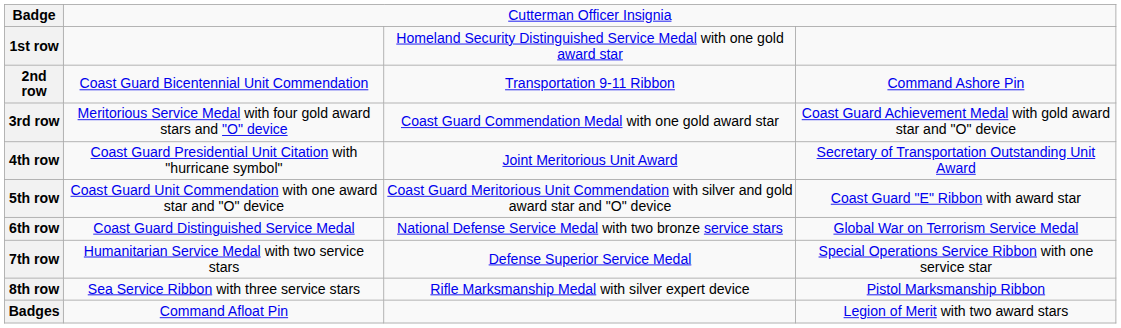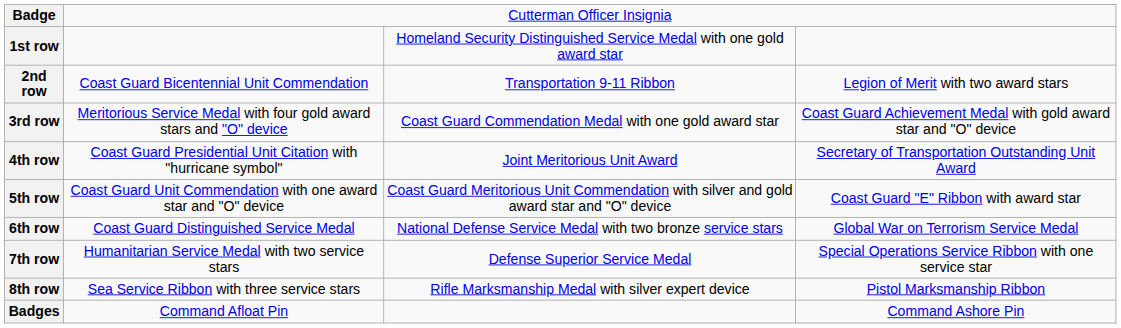(956, 84) Command Ashore Pin -> (956, 84) Legion of Merit with two award stars
(956, 311) Legion of Merit with two award stars -> (956, 311) Command Ashore Pin
